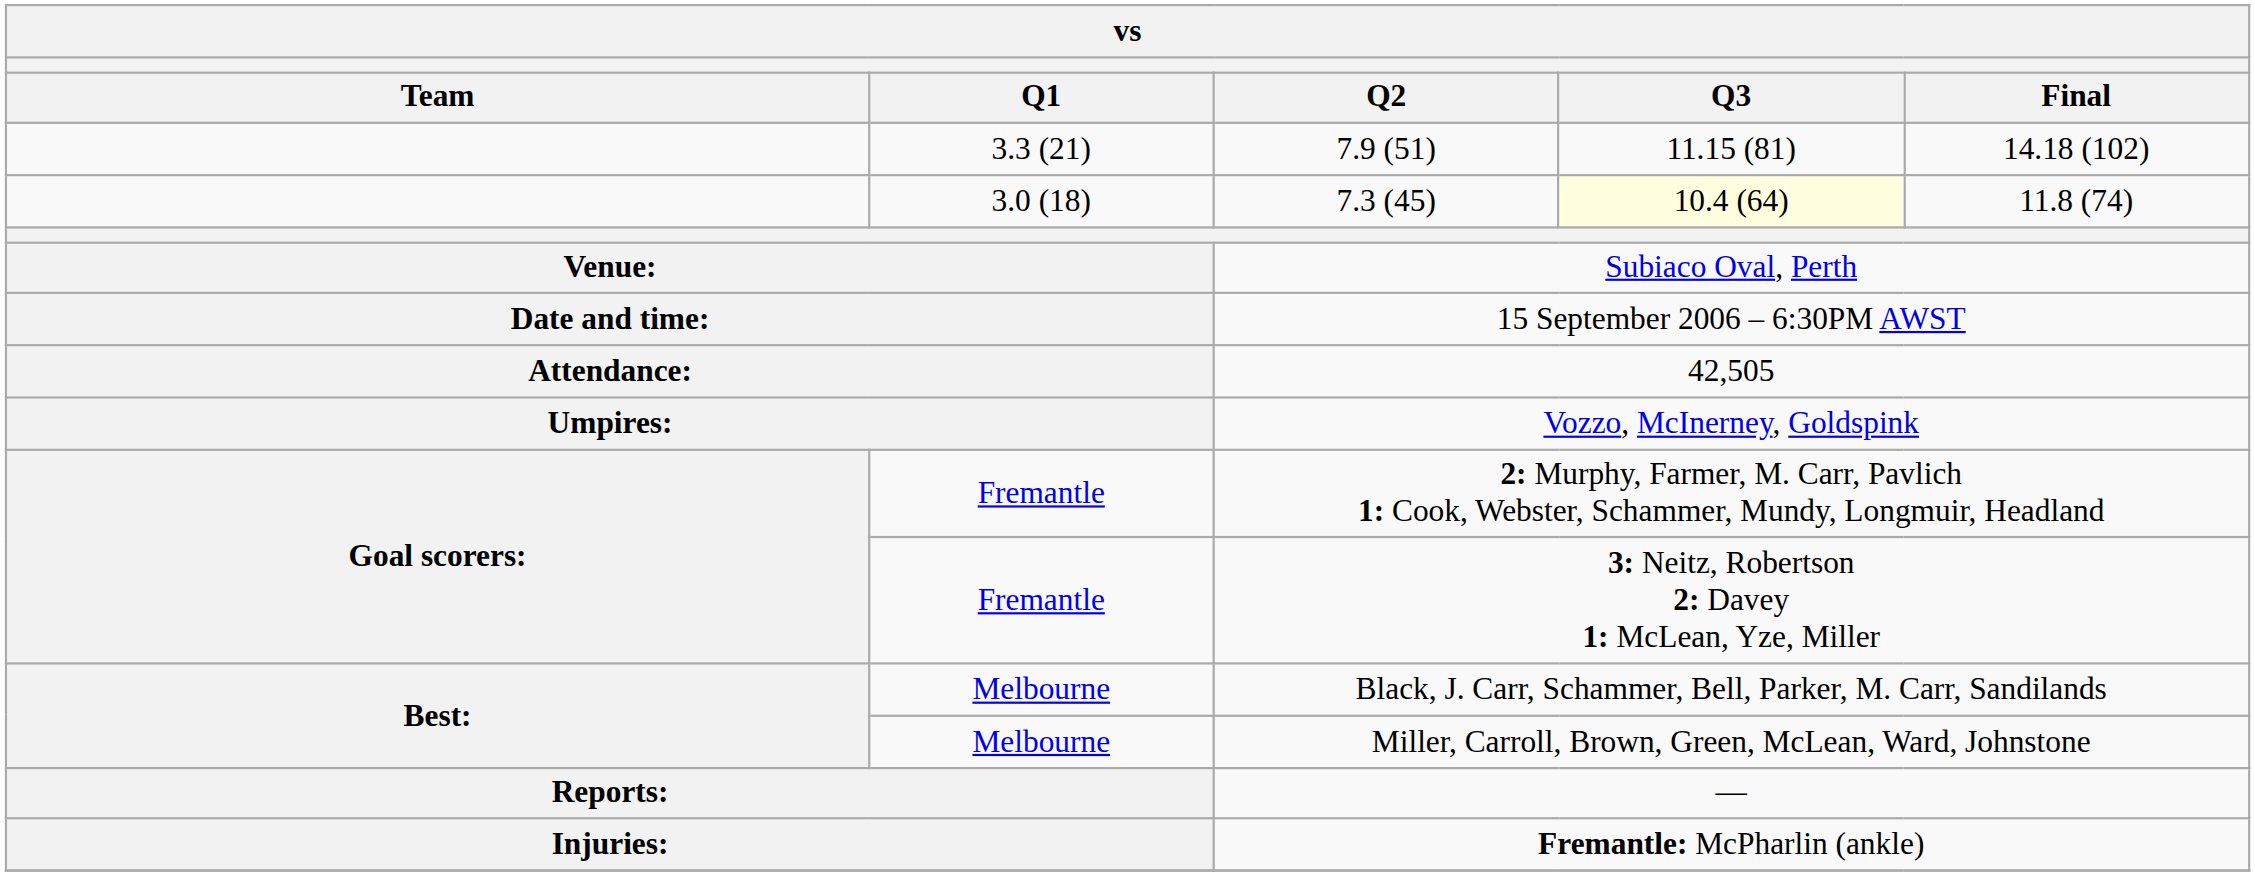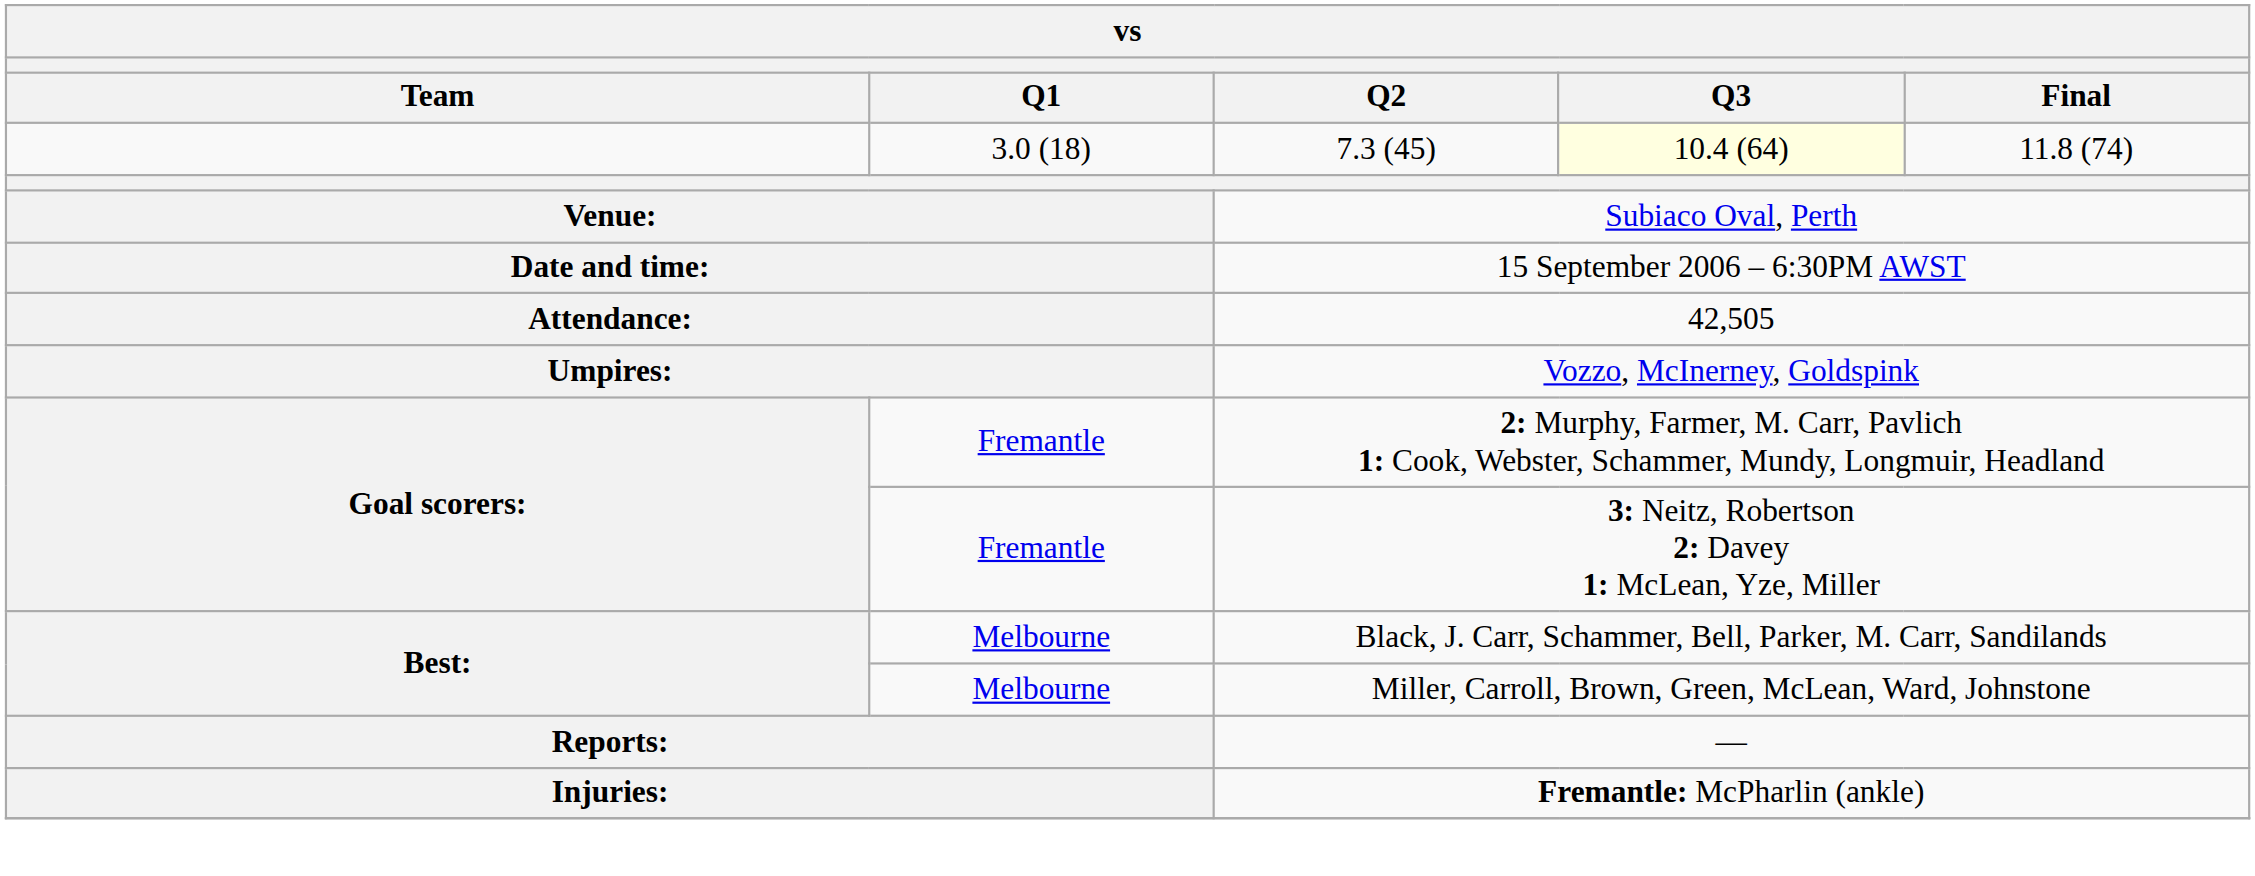- row: (1386, 149)
